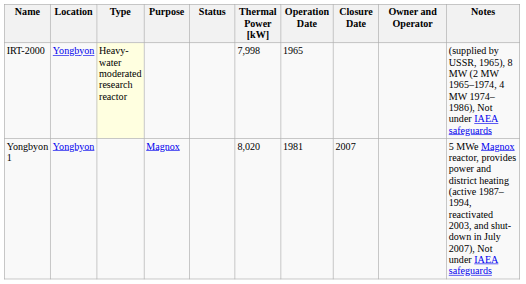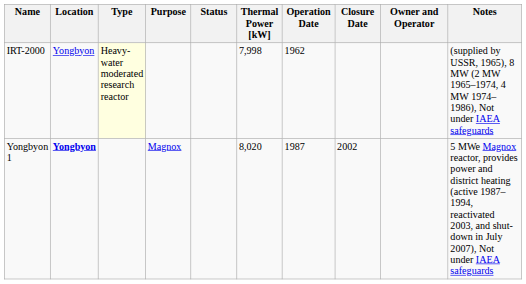(293, 51) 1965 -> (295, 51) 1962
(74, 146) normal -> (74, 146) bold
(293, 146) 1981 -> (295, 146) 1987
(346, 146) 2007 -> (347, 146) 2002
